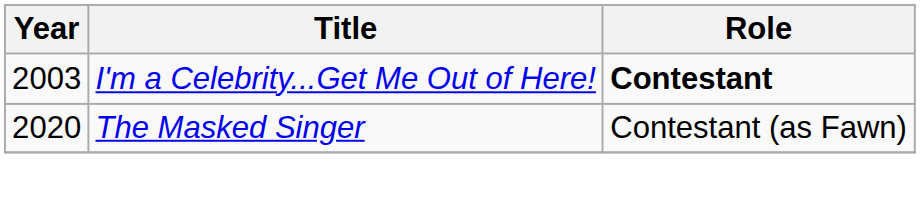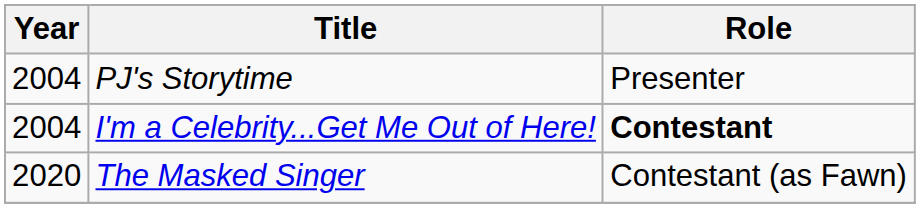+ row: (194, 78)
(47, 78) 2003 -> (47, 127) 2004
